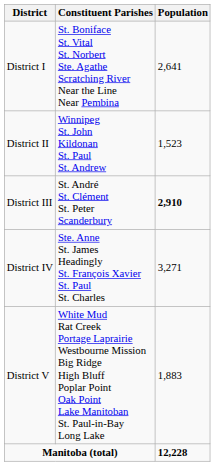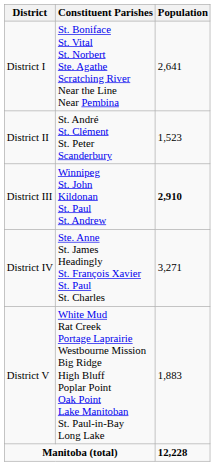(82, 143) Winnipeg St. John Kildonan St. Paul St. Andrew -> (85, 137) St. André St. Clément St. Peter Scanderbury
(85, 202) St. André St. Clément St. Peter Scanderbury -> (82, 196) Winnipeg St. John Kildonan St. Paul St. Andrew
